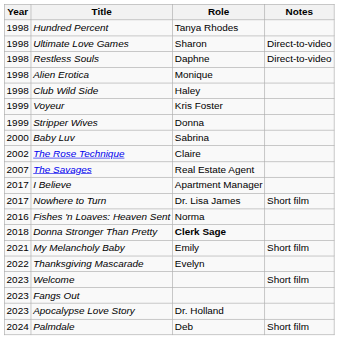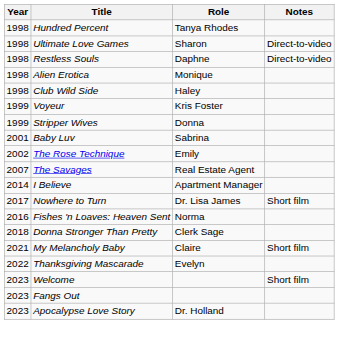(18, 138) 2000 -> (18, 138) 2001
(188, 153) Claire -> (187, 153) Emily
(18, 185) 2017 -> (18, 185) 2014
(200, 232) bold -> (199, 232) normal
(187, 248) Emily -> (188, 248) Claire
- row: (54, 327)
